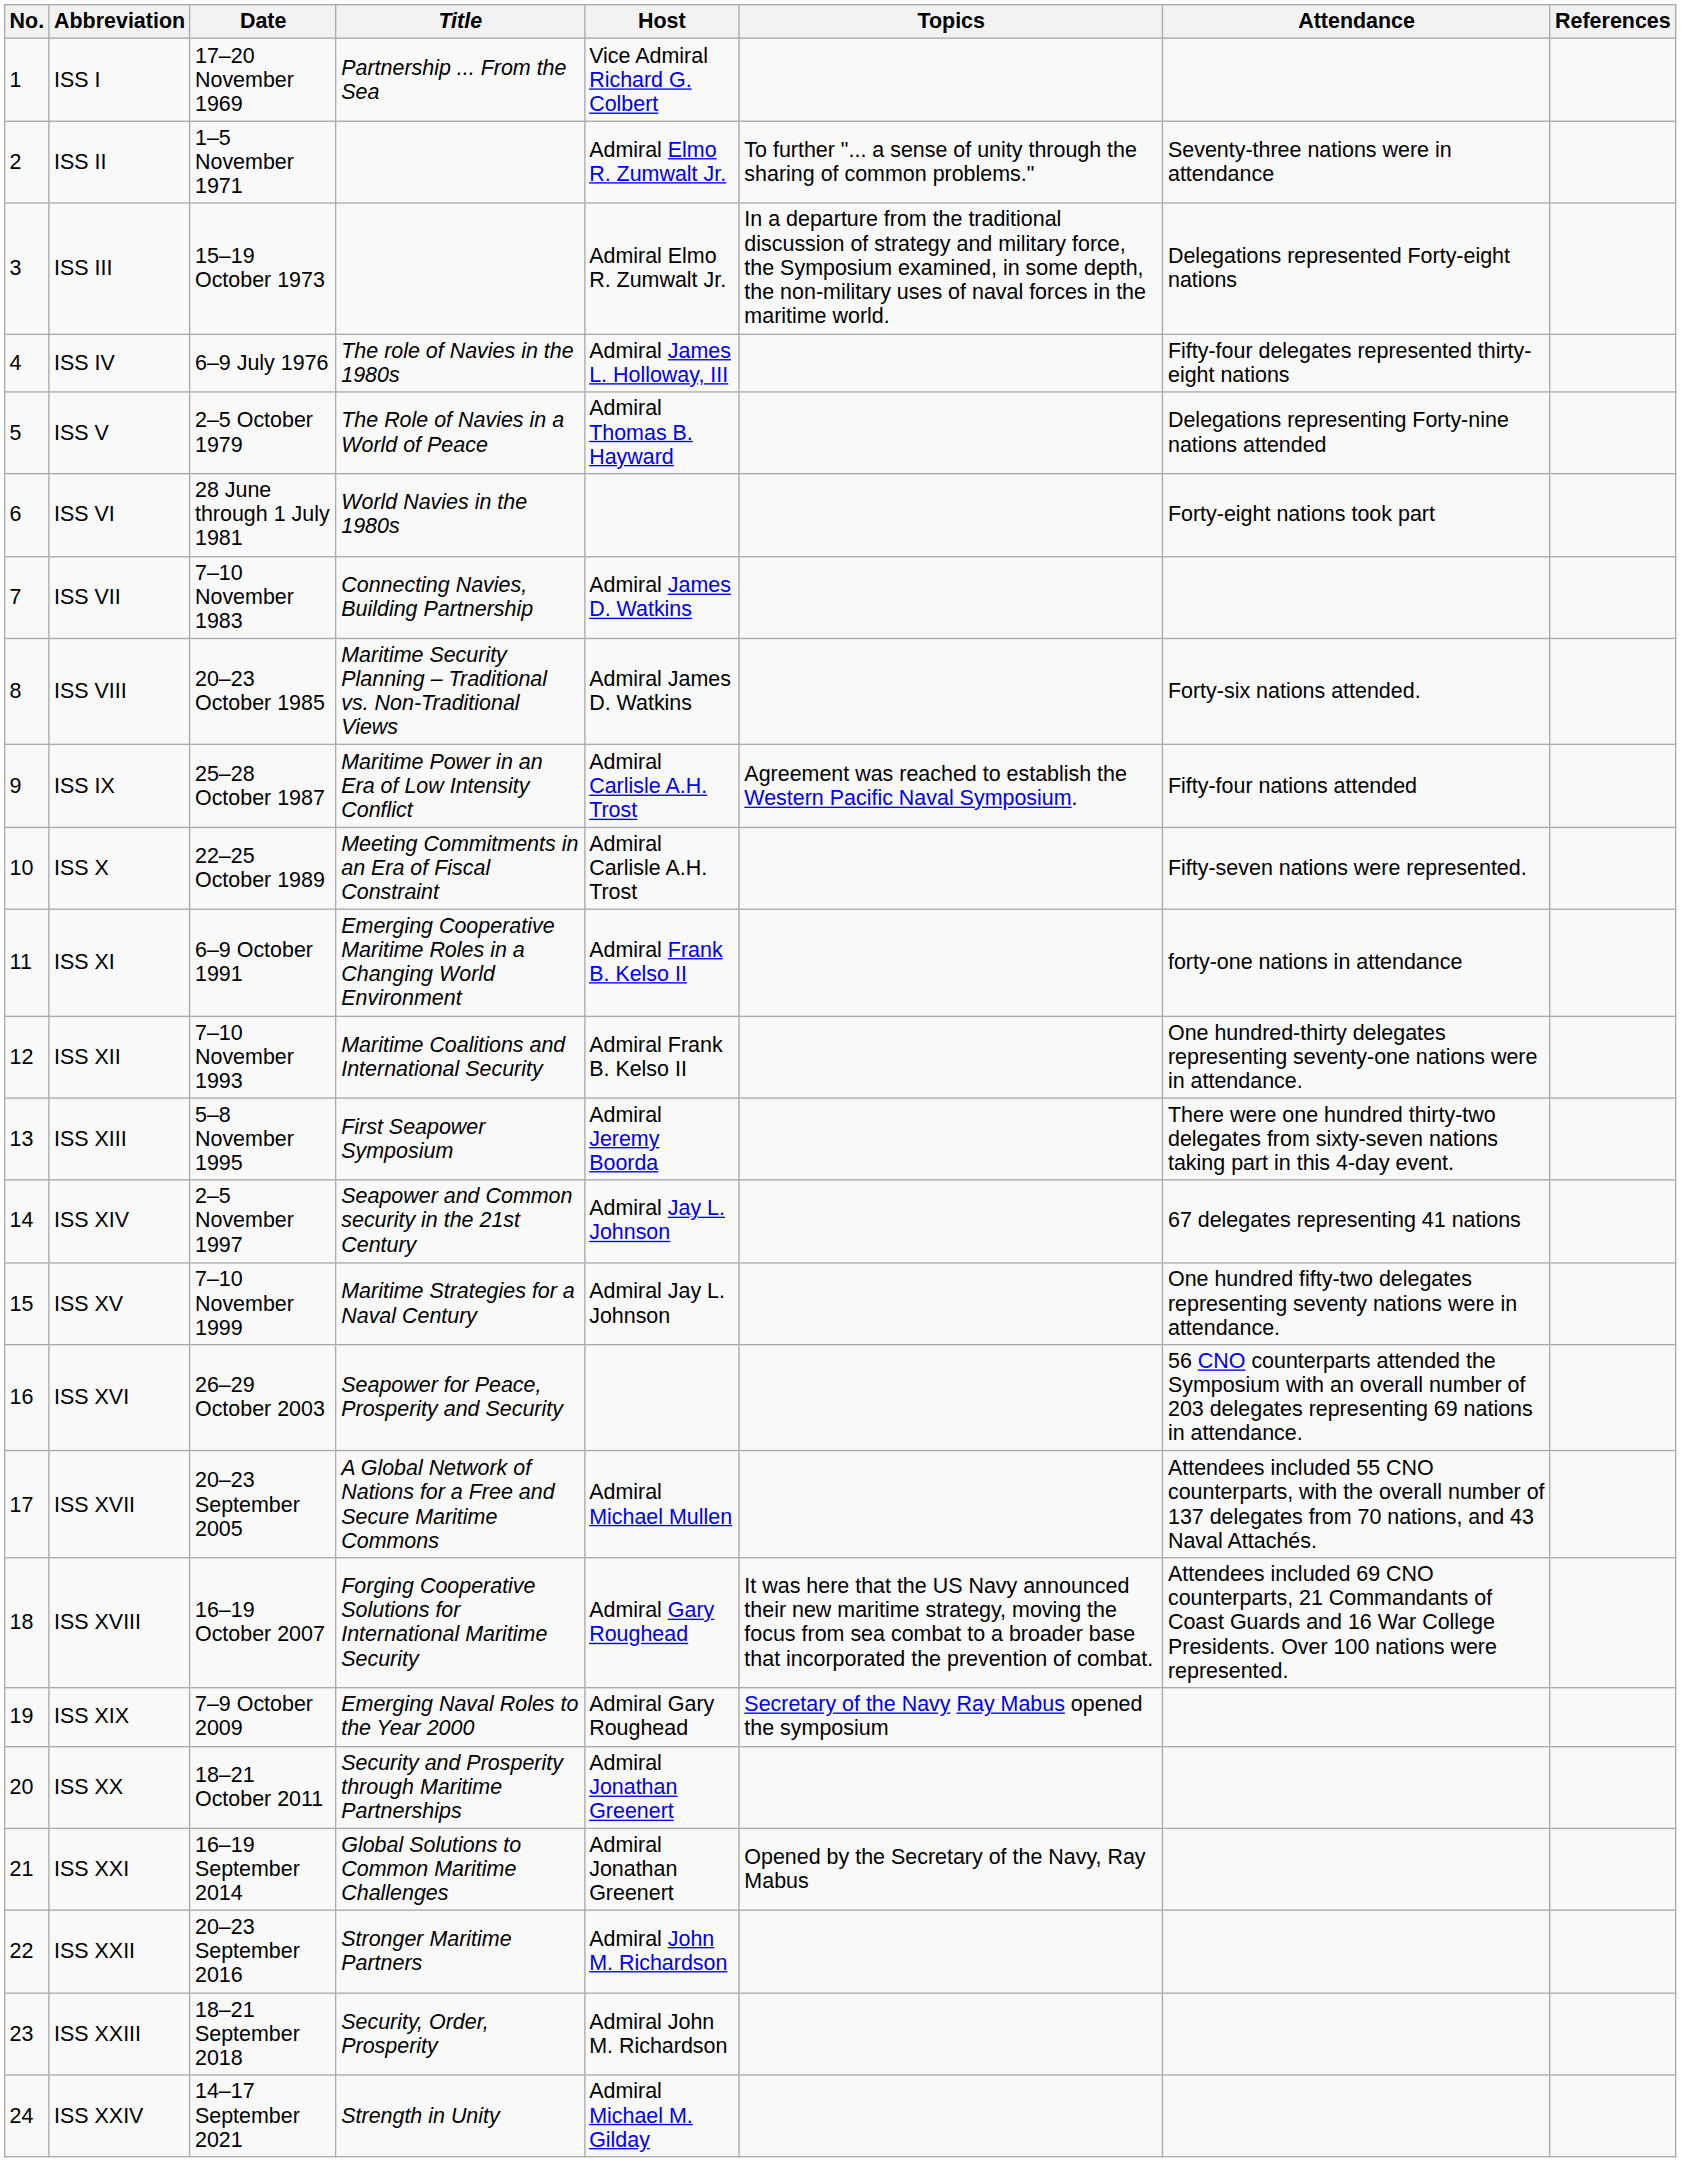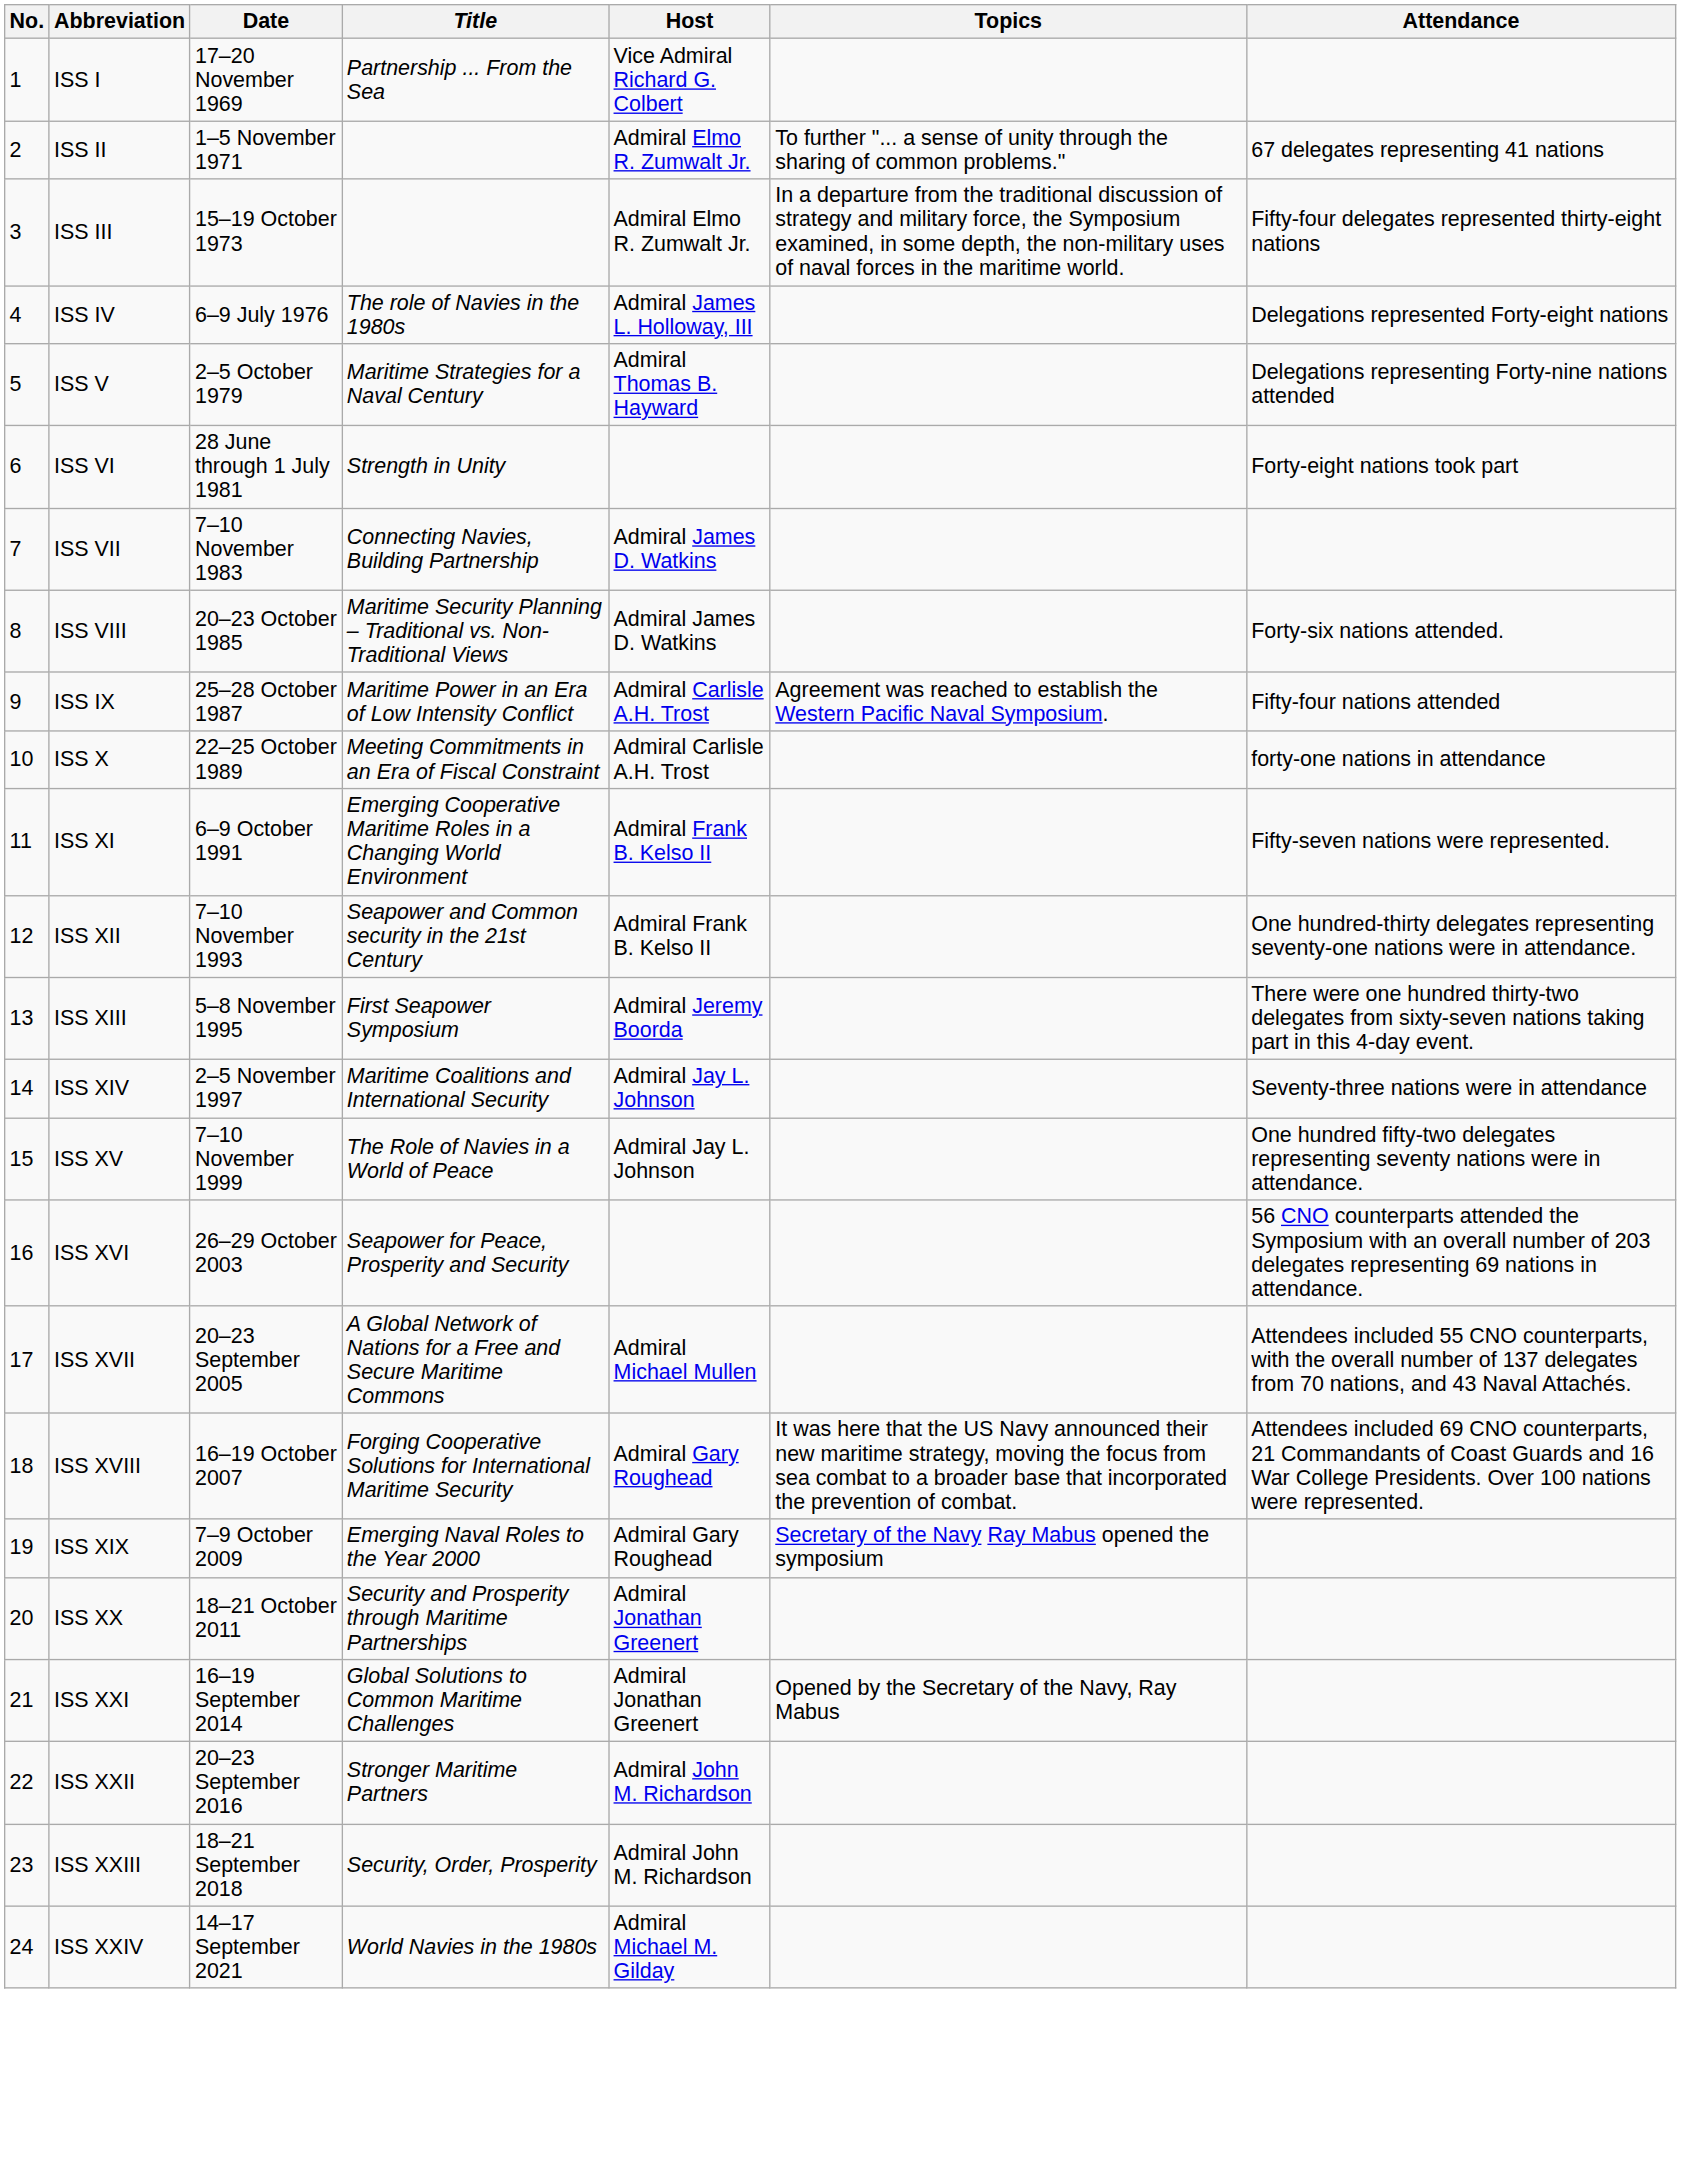- column: (1613, 21)
(1310, 161) Seventy-three nations were in attendance -> (1428, 149) 67 delegates representing 41 nations
(1339, 268) Delegations represented Forty-eight nations -> (1456, 232) Fifty-four delegates represented thirty-eight nations
(1350, 362) Fifty-four delegates represented thirty-eight nations -> (1460, 314) Delegations represented Forty-eight nations
(453, 432) The Role of Navies in a World of Peace -> (464, 384) Maritime Strategies for a Naval Century
(434, 514) World Navies in the 1980s -> (426, 466) Strength in Unity
(1347, 868) Fifty-seven nations were represented. -> (1398, 759) forty-one nations in attendance
(1315, 962) forty-one nations in attendance -> (1431, 841) Fifty-seven nations were represented.
(453, 1056) Maritime Coalitions and International Security -> (462, 936) Seapower and Common security in the 21st Century
(457, 1221) Seapower and Common security in the 21st Century -> (459, 1088) Maritime Coalitions and International Security
(1344, 1221) 67 delegates representing 41 nations -> (1449, 1088) Seventy-three nations were in attendance
(458, 1303) Maritime Strategies for a Naval Century -> (458, 1158) The Role of Navies in a World of Peace
(420, 2115) Strength in Unity -> (472, 1947) World Navies in the 1980s
